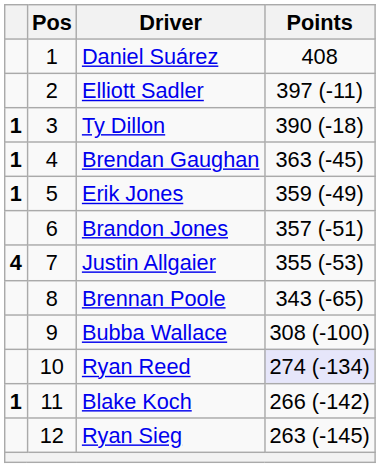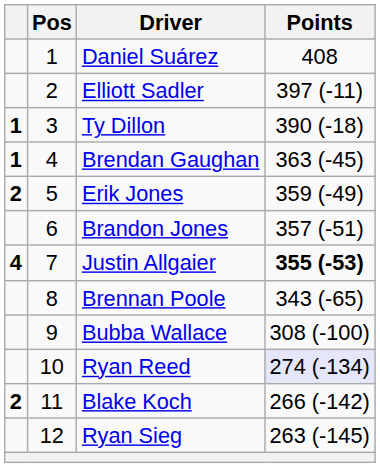(16, 194) 1 -> (16, 194) 2
(320, 263) normal -> (320, 263) bold
(16, 401) 1 -> (16, 401) 2
